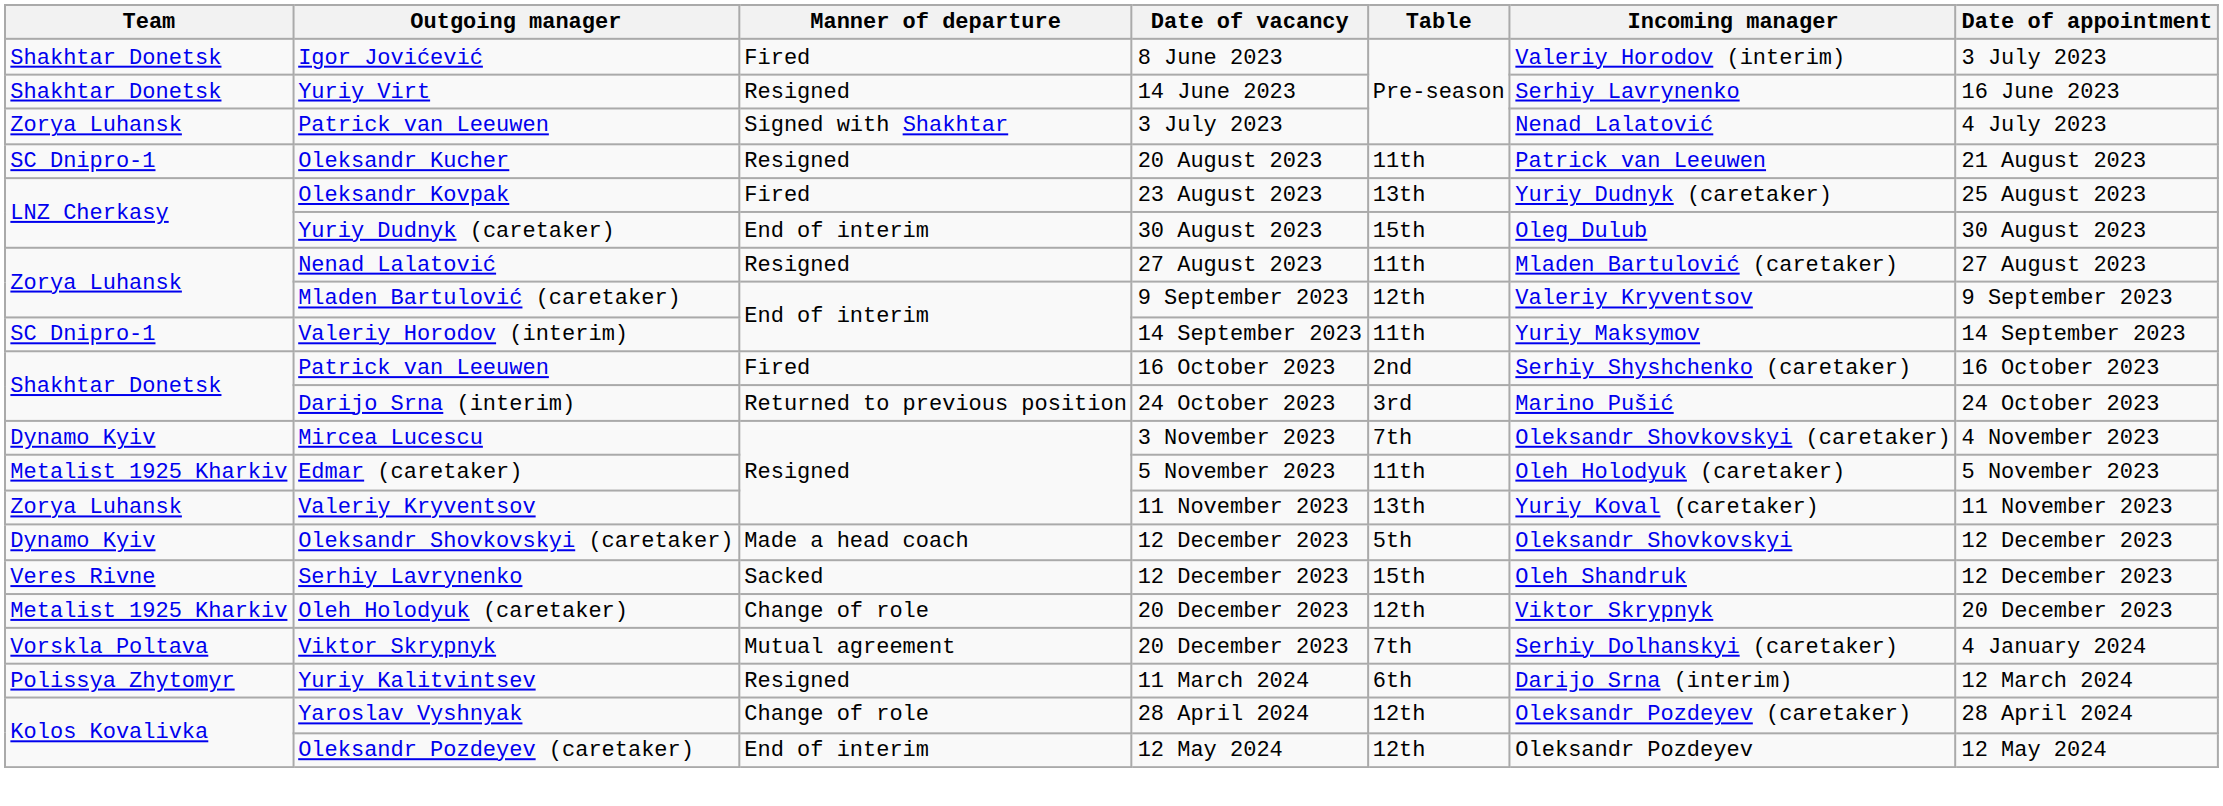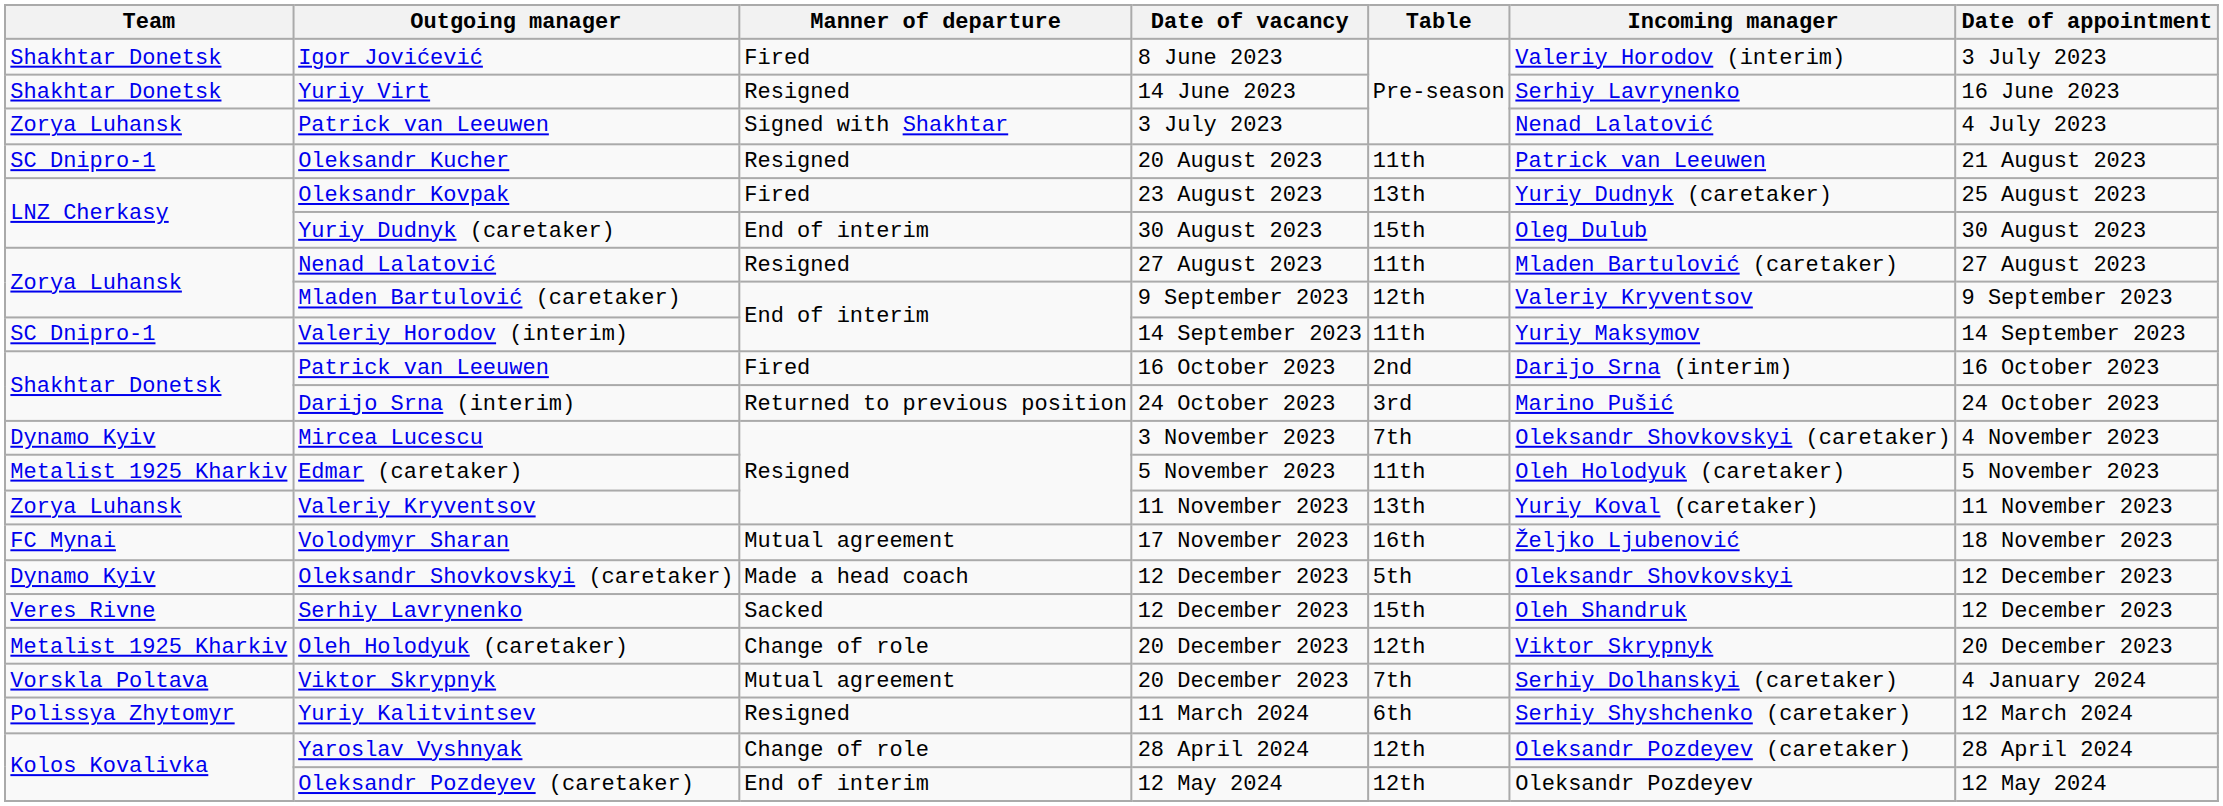(1713, 369) Serhiy Shyshchenko (caretaker) -> (1654, 369) Darijo Srna (interim)
+ row: (404, 542)
(1654, 680) Darijo Srna (interim) -> (1713, 715) Serhiy Shyshchenko (caretaker)
